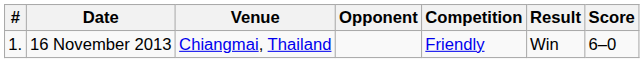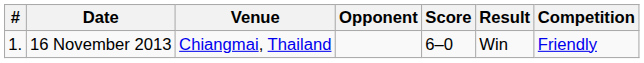columns swapped: (612, 17) <-> (474, 17)
